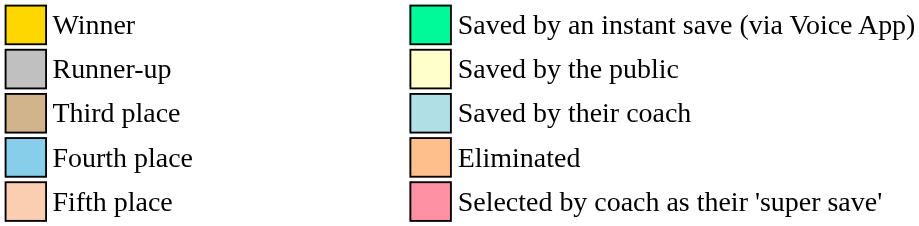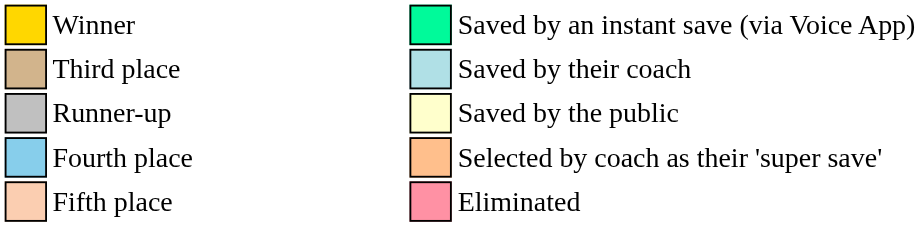rows swapped: (112, 68) <-> (117, 112)
(519, 156) Eliminated -> (670, 156) Selected by coach as their 'super save'
(670, 201) Selected by coach as their 'super save' -> (519, 201) Eliminated
